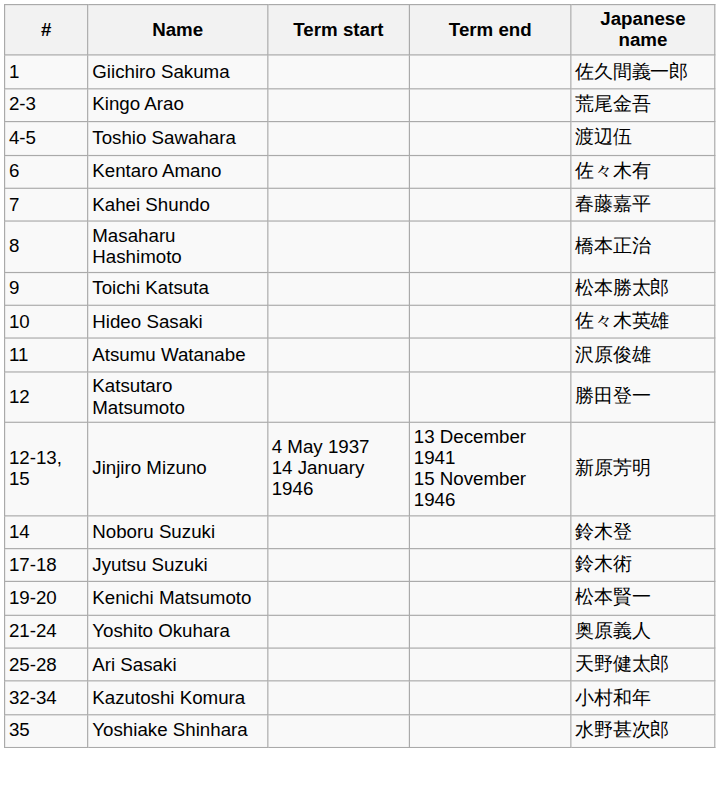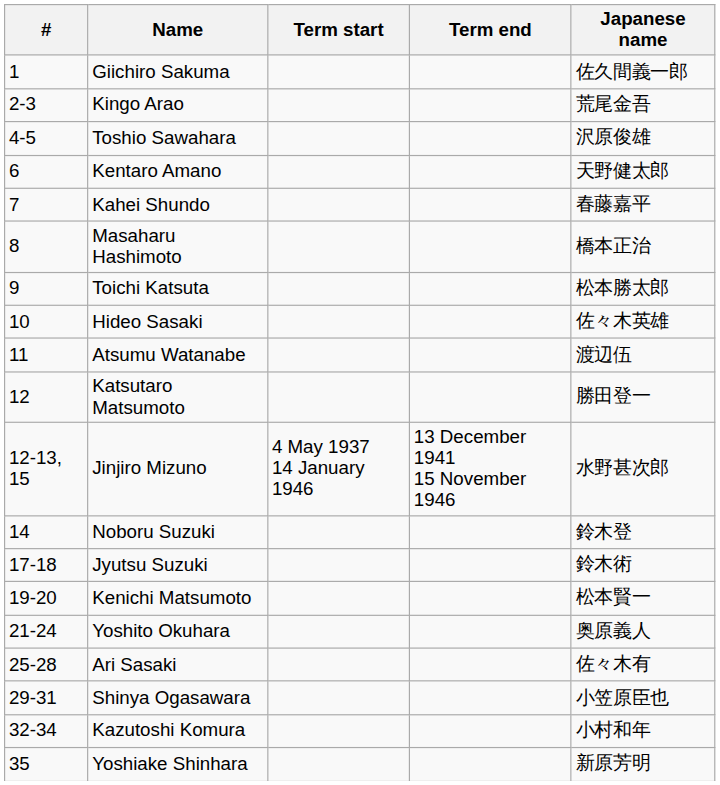(604, 137) 渡辺伍 -> (613, 137) 沢原俊雄
(613, 170) 佐々木有 -> (622, 170) 天野健太郎
(613, 354) 沢原俊雄 -> (604, 354) 渡辺伍
(613, 468) 新原芳明 -> (622, 468) 水野甚次郎
(622, 664) 天野健太郎 -> (613, 664) 佐々木有
+ row: (171, 697)
(622, 730) 水野甚次郎 -> (613, 763) 新原芳明
